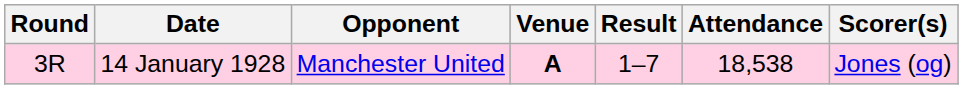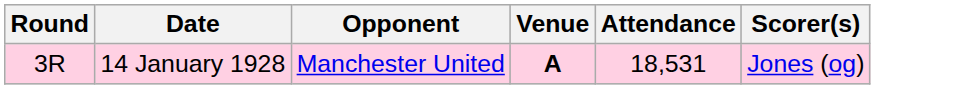- column: (639, 24)
(755, 63) 18,538 -> (668, 63) 18,531
